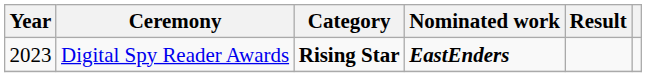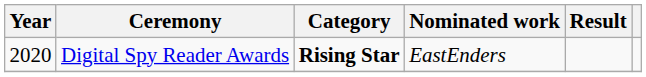(30, 54) 2023 -> (30, 54) 2020
(459, 54) bold -> (457, 54) normal
